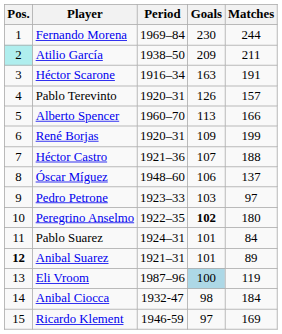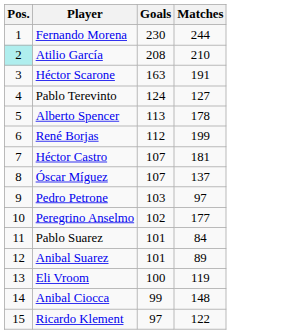- column: (162, 14)
(206, 55) 209 -> (156, 55) 208
(251, 55) 211 -> (200, 55) 210
(206, 95) 126 -> (156, 95) 124
(251, 95) 157 -> (200, 95) 127
(251, 116) 166 -> (200, 116) 178
(206, 136) 109 -> (156, 136) 112
(251, 156) 188 -> (200, 156) 181
(206, 177) 106 -> (156, 177) 107
(206, 217) bold -> (156, 217) normal
(251, 217) 180 -> (200, 217) 177
(19, 258) bold -> (19, 258) normal
(206, 278) lightblue background -> (156, 278) no background
(206, 298) 98 -> (156, 298) 99
(251, 298) 184 -> (200, 298) 148
(251, 319) 169 -> (200, 319) 122
